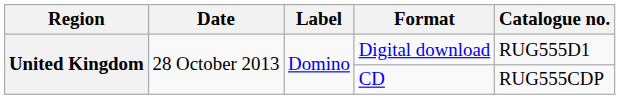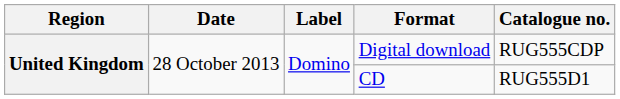(545, 49) RUG555D1 -> (551, 49) RUG555CDP
(551, 79) RUG555CDP -> (545, 79) RUG555D1
